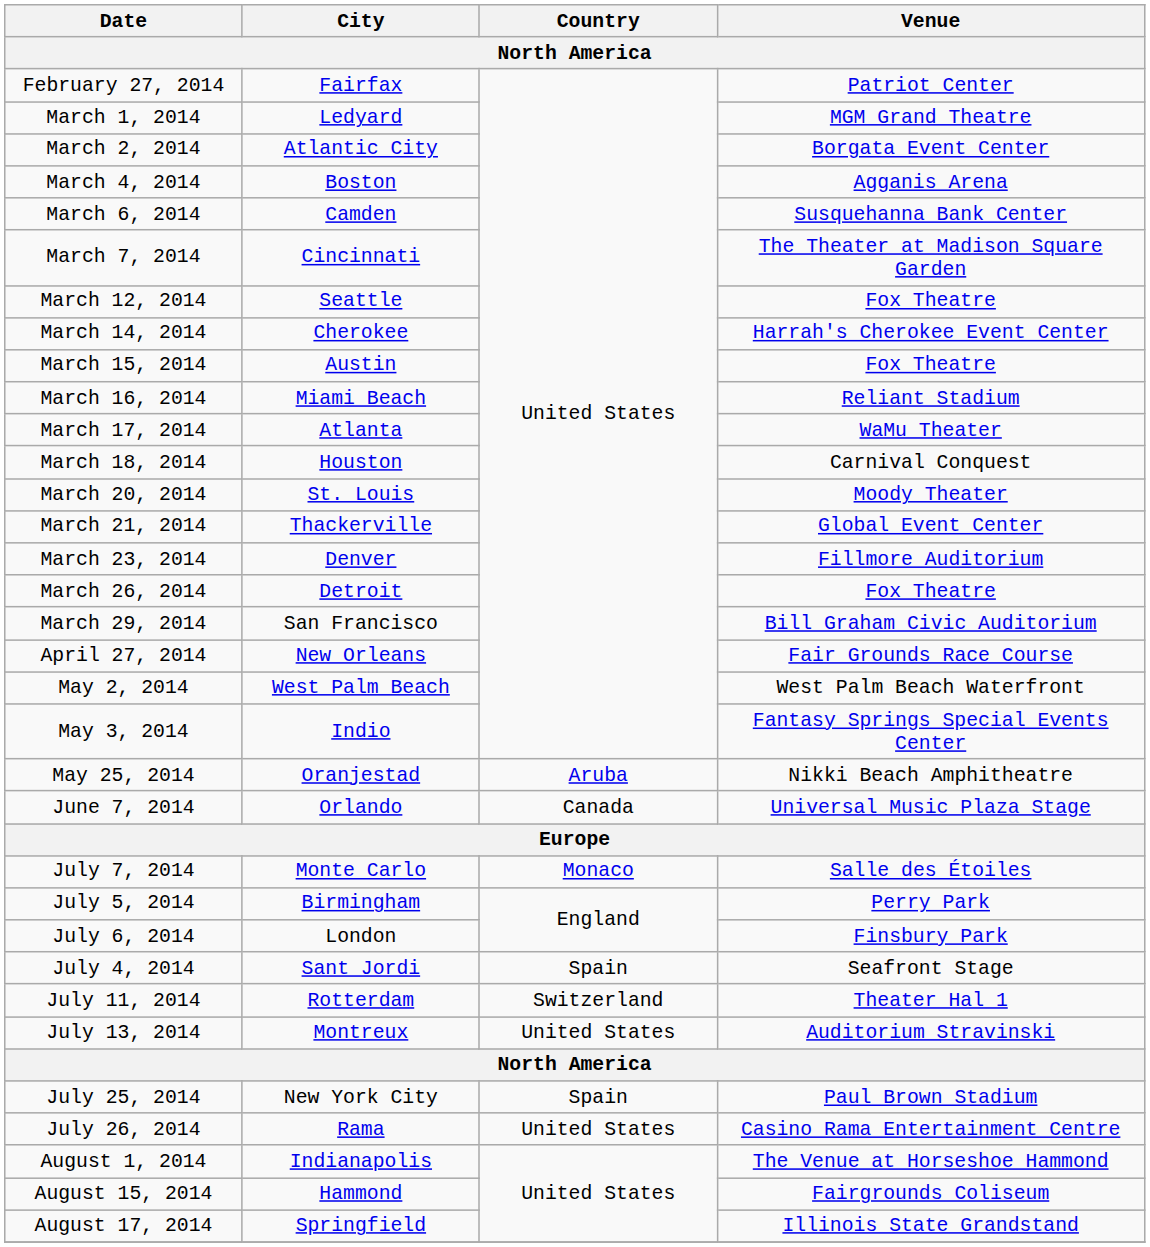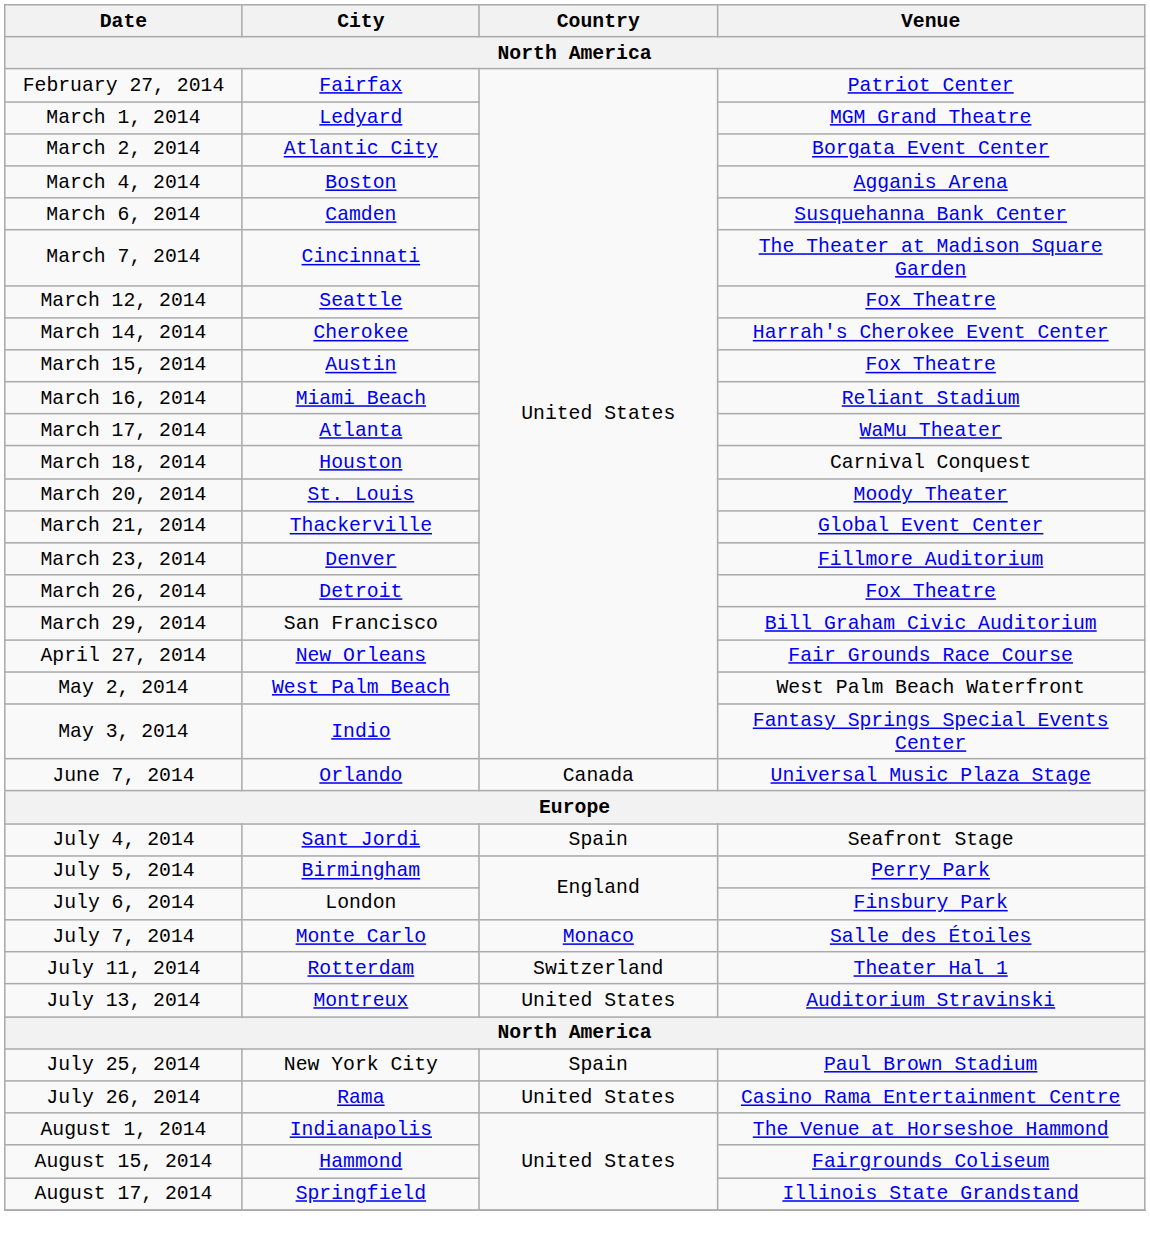- row: (123, 775)
rows swapped: (123, 968) <-> (123, 872)
